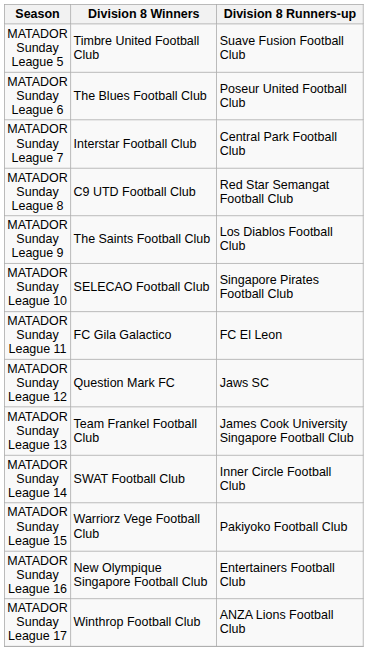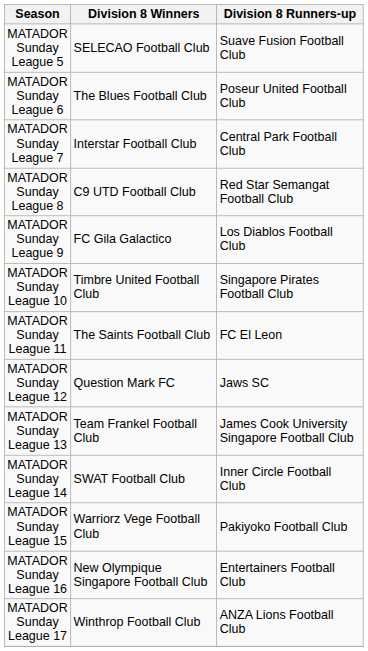(136, 48) Timbre United Football Club -> (142, 48) SELECAO Football Club
(142, 239) The Saints Football Club -> (122, 239) FC Gila Galactico
(142, 287) SELECAO Football Club -> (136, 287) Timbre United Football Club
(122, 335) FC Gila Galactico -> (142, 335) The Saints Football Club
